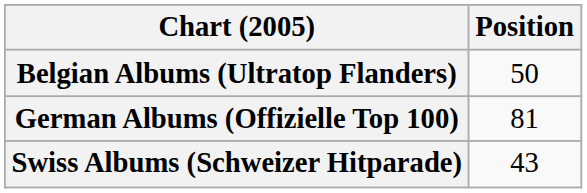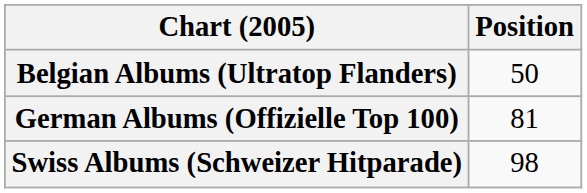(525, 163) 43 -> (525, 163) 98
